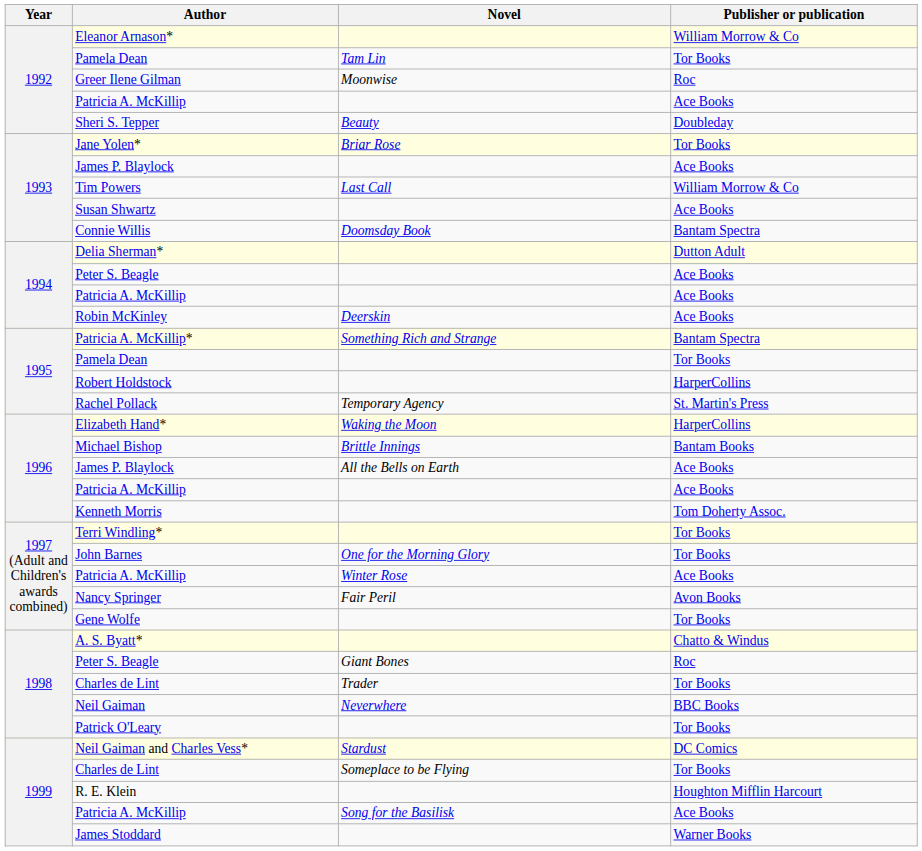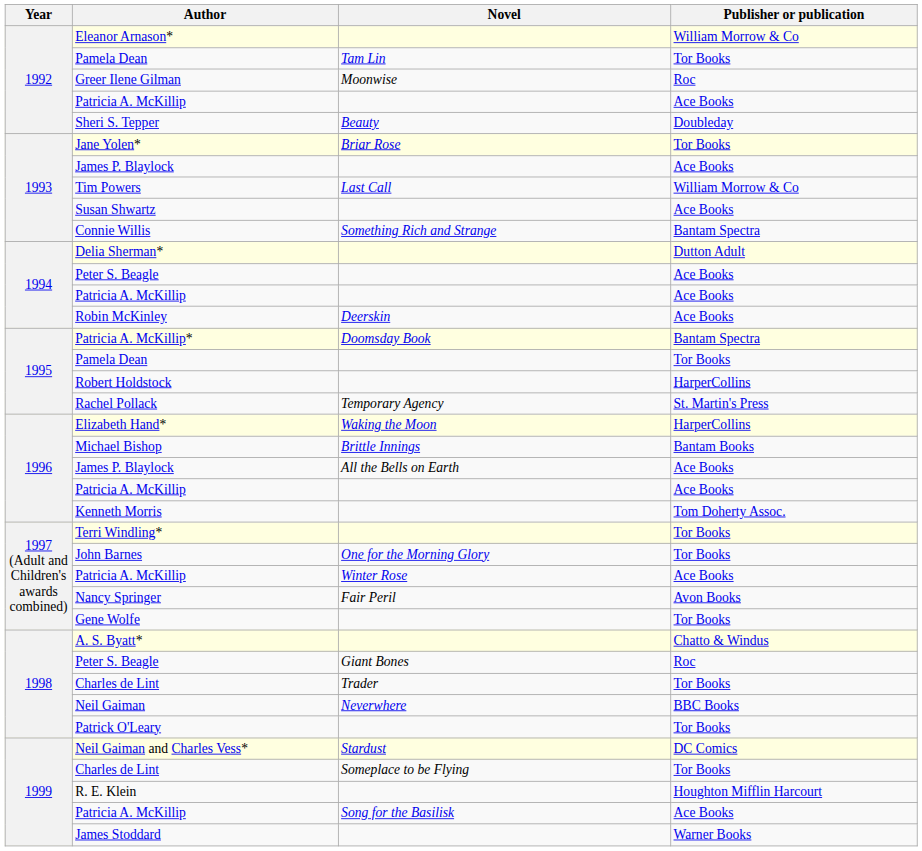(386, 230) Doomsday Book -> (419, 230) Something Rich and Strange
(419, 338) Something Rich and Strange -> (386, 338) Doomsday Book
